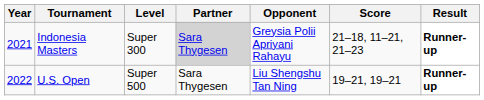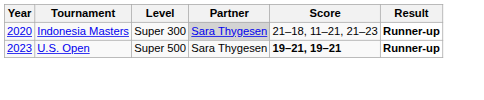- column: (290, 14)
(20, 44) 2021 -> (20, 31) 2020
(20, 80) 2022 -> (20, 49) 2023
(367, 80) normal -> (307, 49) bold
